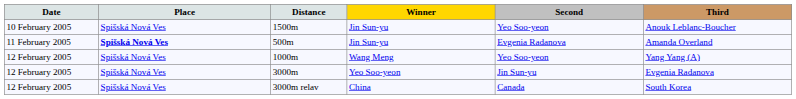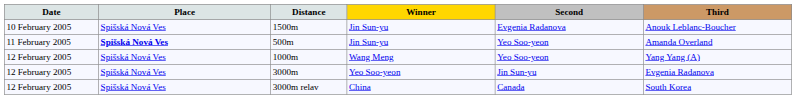(523, 26) Yeo Soo-yeon -> (531, 26) Evgenia Radanova
(531, 42) Evgenia Radanova -> (523, 42) Yeo Soo-yeon
